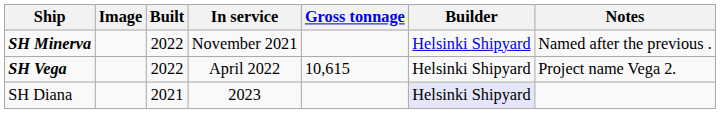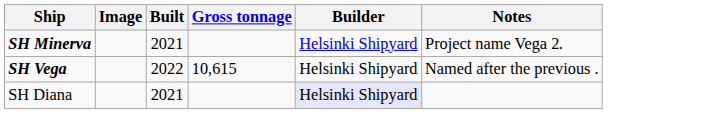- column: (245, 17)
(167, 43) 2022 -> (167, 43) 2021
(625, 43) Named after the previous . -> (494, 43) Project name Vega 2.
(607, 69) Project name Vega 2. -> (512, 69) Named after the previous .
